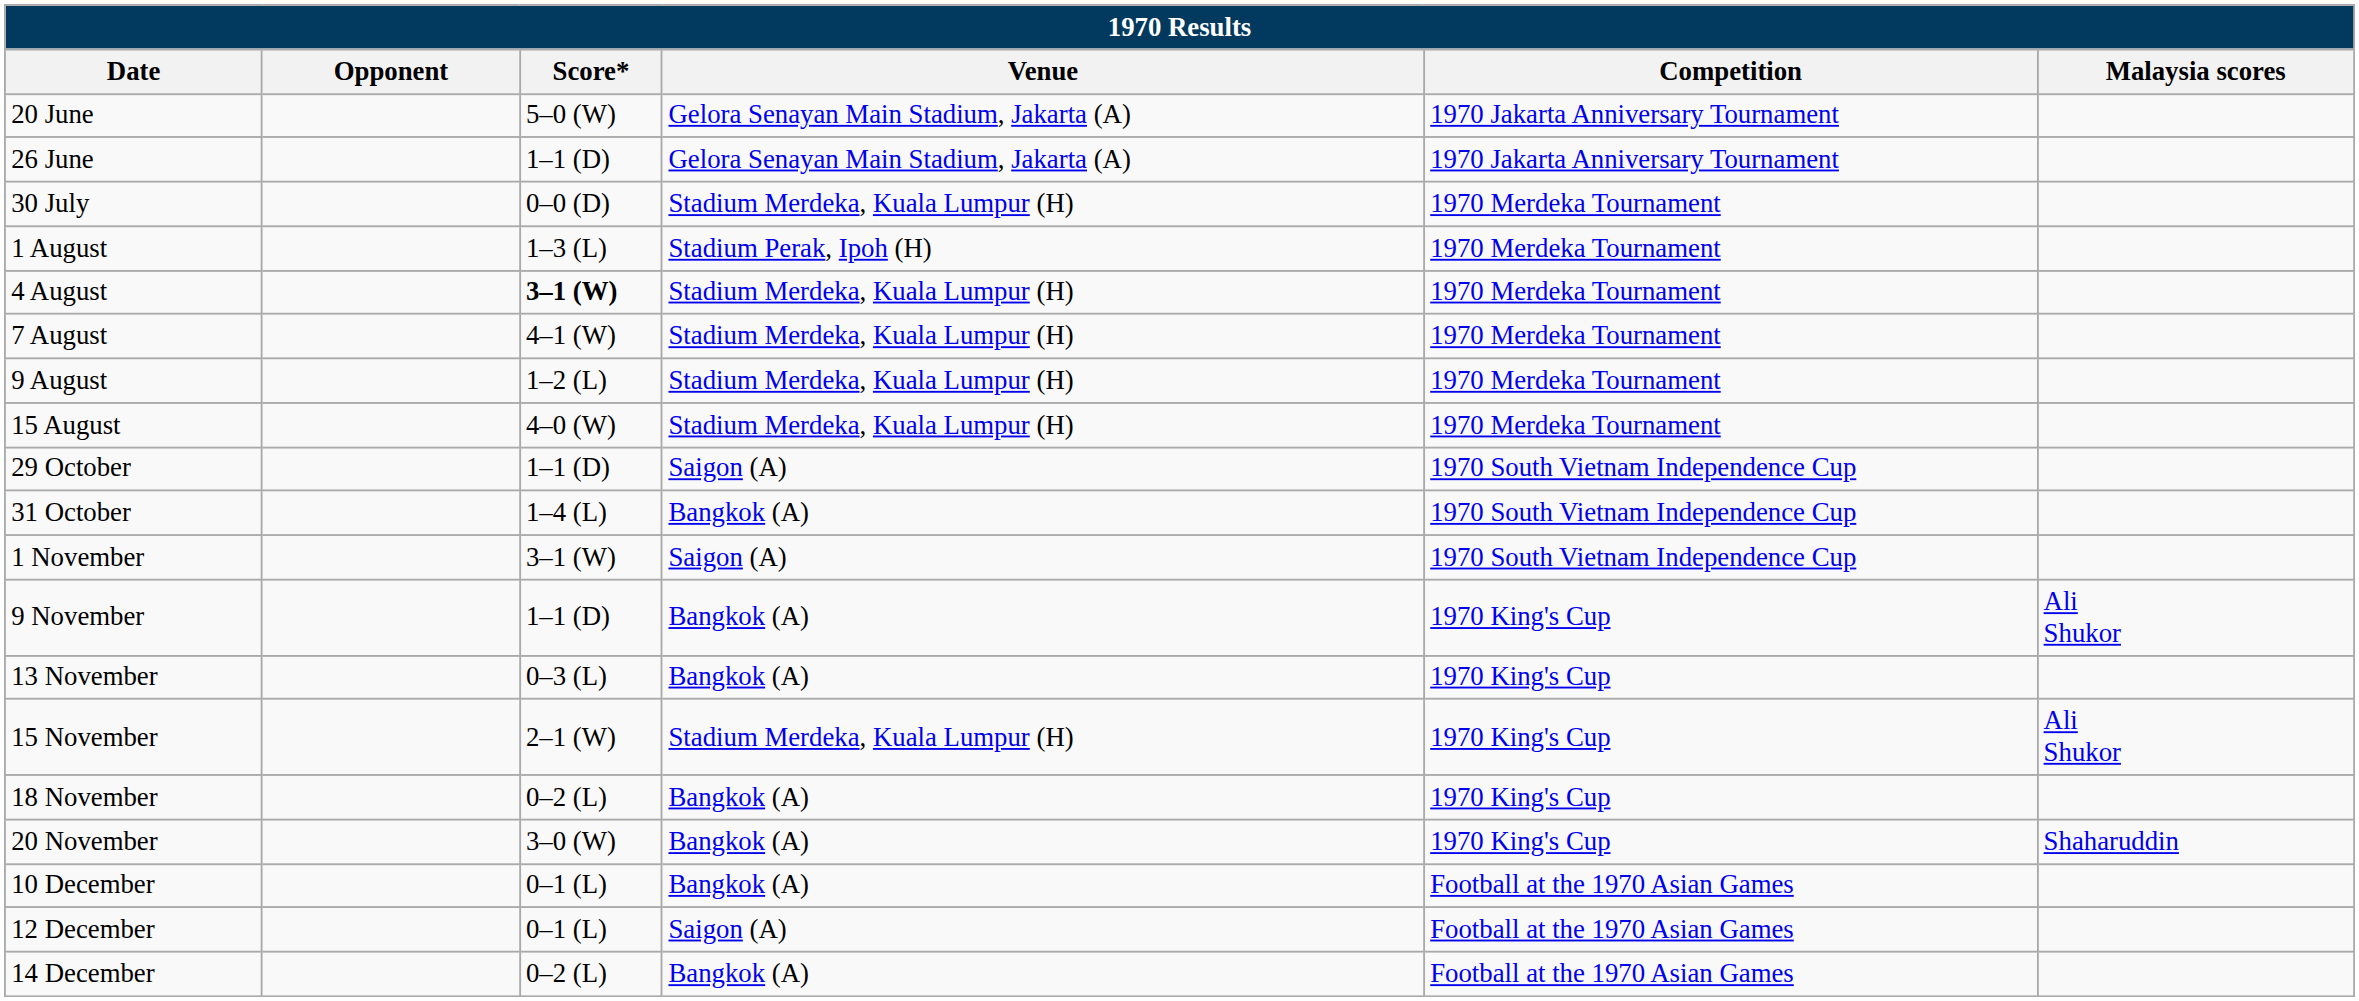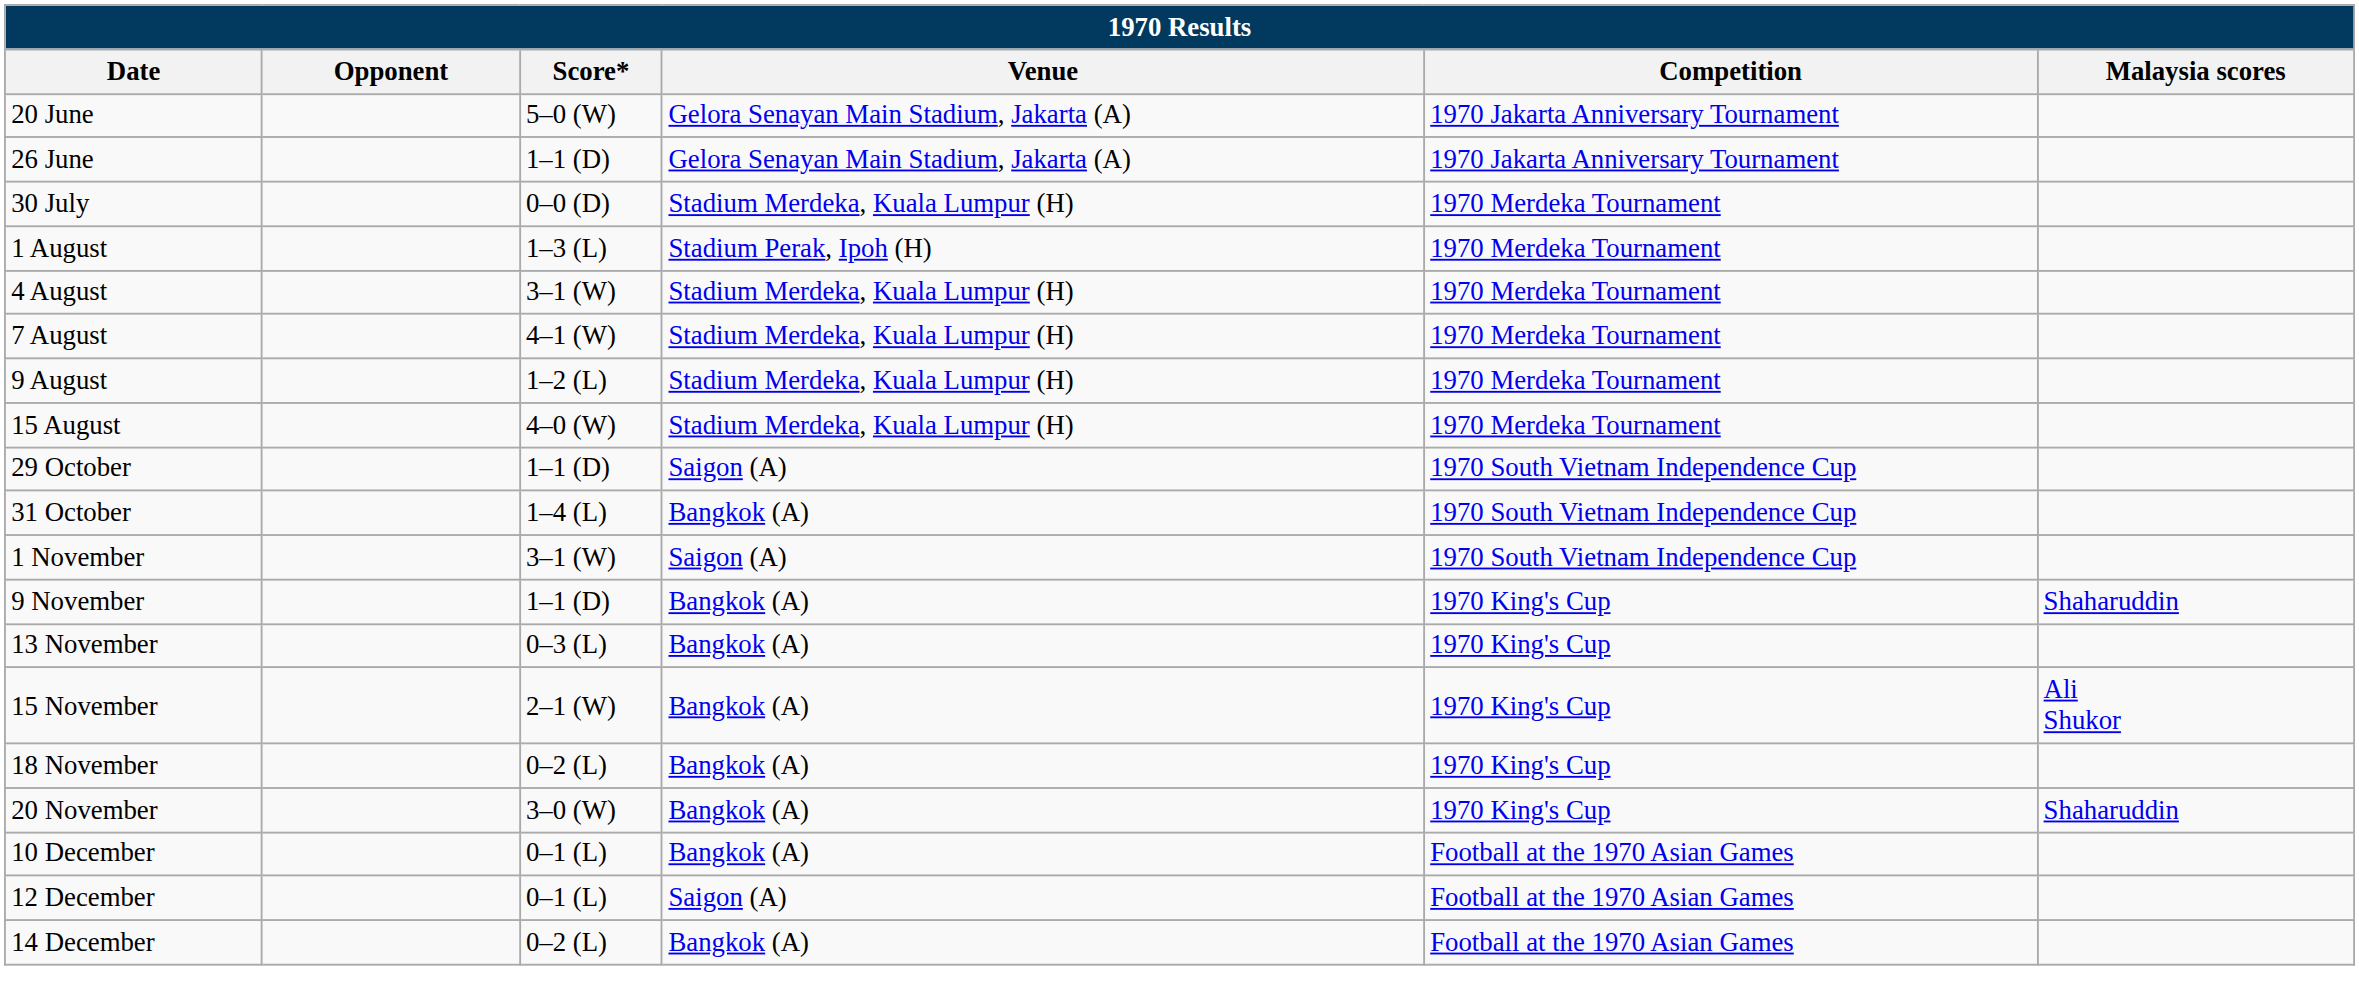(572, 292) bold -> (571, 292) normal
(2082, 617) Ali Shukor -> (2111, 601) Shaharuddin
(871, 737) Stadium Merdeka, Kuala Lumpur (H) -> (739, 705) Bangkok (A)
